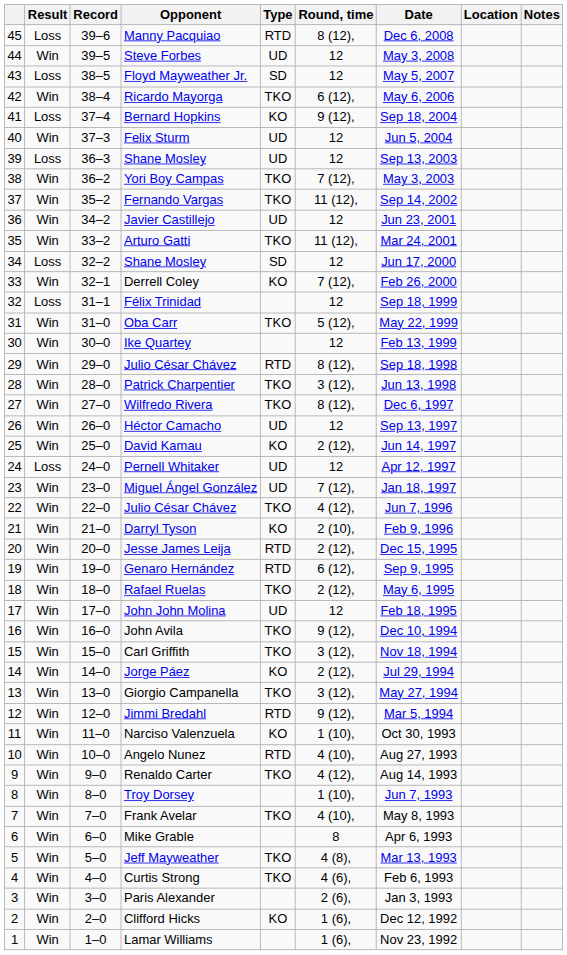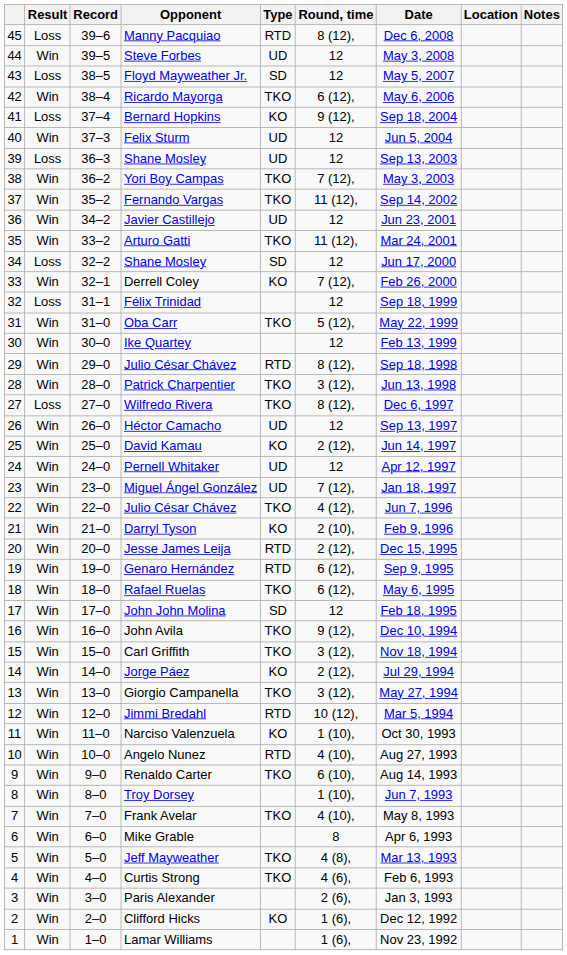(48, 405) Win -> (48, 405) Loss
(48, 466) Loss -> (48, 466) Win
(336, 590) 2 (12), -> (336, 590) 6 (12),
(278, 610) UD -> (278, 610) SD
(336, 713) 9 (12), -> (336, 713) 10 (12),
(336, 775) 4 (12), -> (336, 775) 6 (10),
